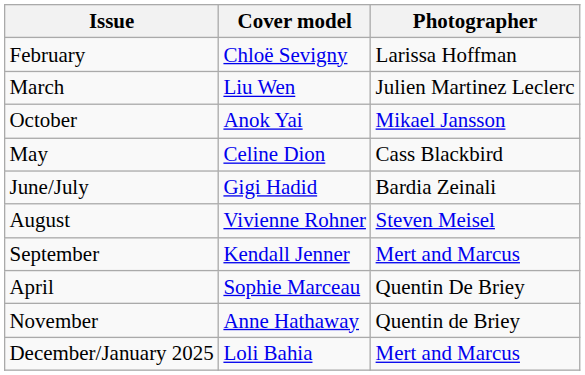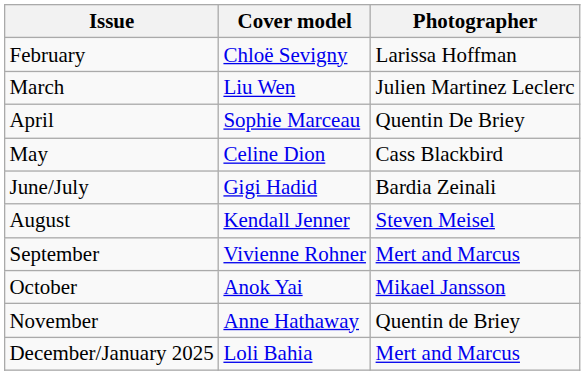rows swapped: (32, 287) <-> (43, 120)
(295, 220) Vivienne Rohner -> (287, 220) Kendall Jenner
(287, 253) Kendall Jenner -> (295, 253) Vivienne Rohner
